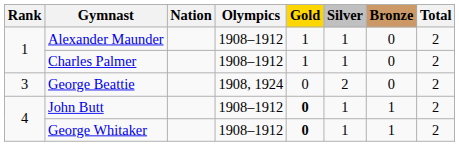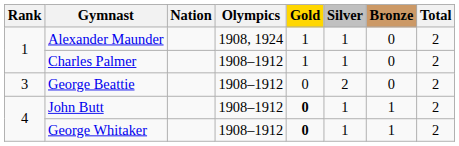(251, 38) 1908–1912 -> (251, 38) 1908, 1924
(251, 84) 1908, 1924 -> (251, 84) 1908–1912
